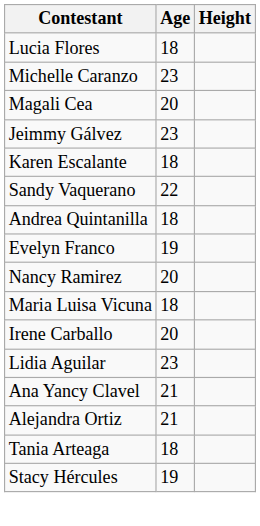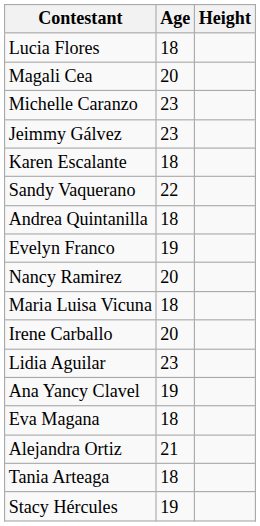rows swapped: (51, 104) <-> (73, 76)
(169, 391) 21 -> (169, 391) 19
+ row: (54, 420)
